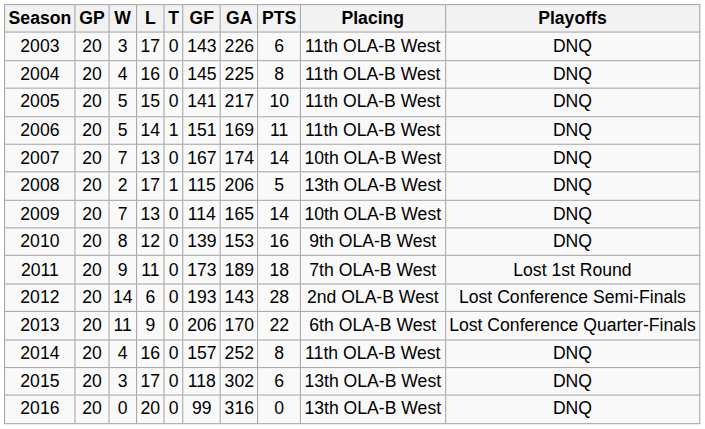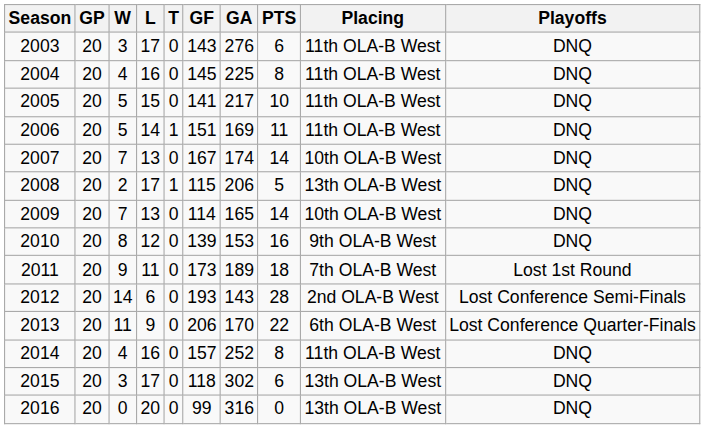(239, 46) 226 -> (239, 46) 276
